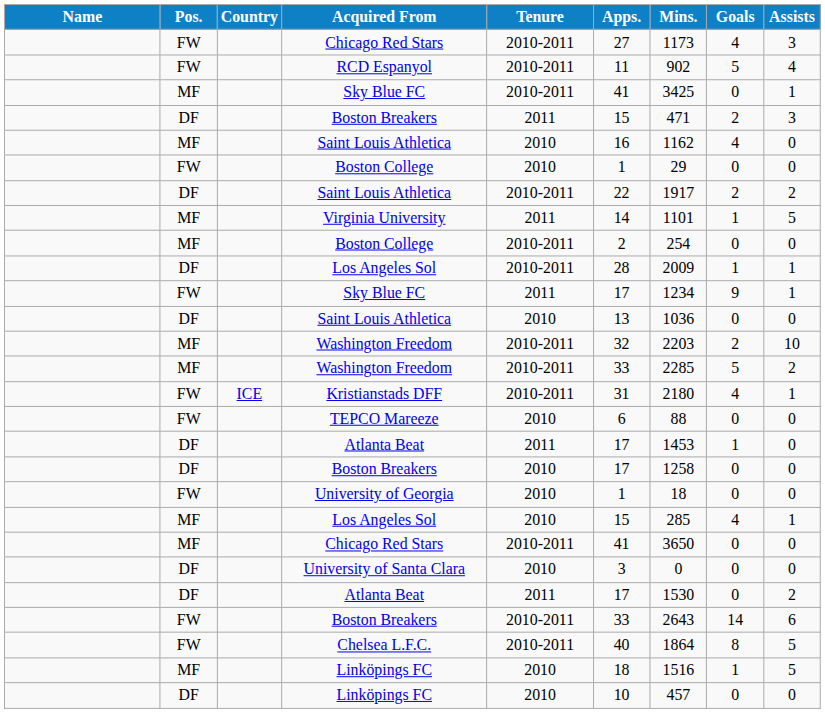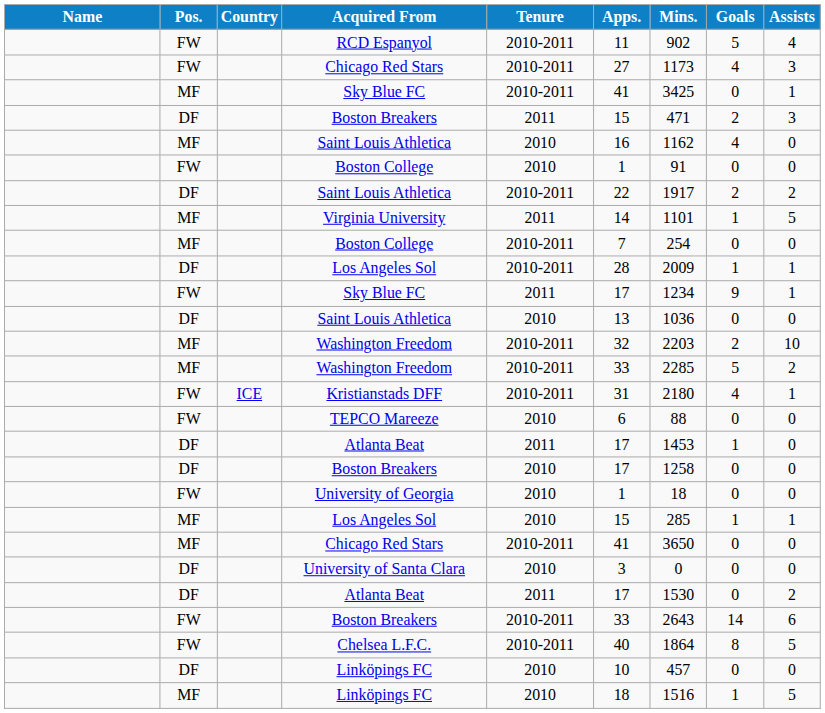rows swapped: (189, 42) <-> (189, 67)
(678, 167) 29 -> (678, 167) 91
(622, 243) 2 -> (622, 243) 7
(735, 519) 4 -> (735, 519) 1
rows swapped: (189, 670) <-> (189, 695)
